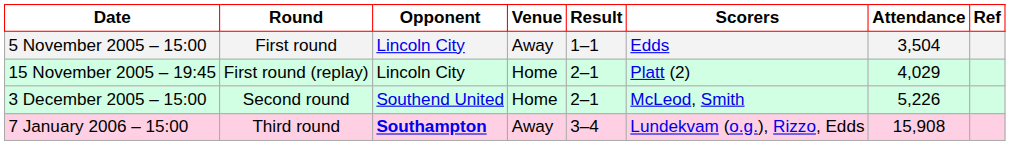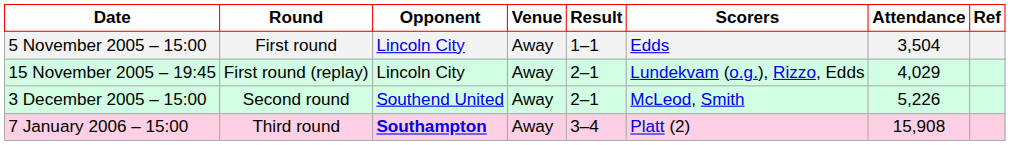(535, 72) Home -> (533, 72) Away
(660, 72) Platt (2) -> (747, 72) Lundekvam (o.g.), Rizzo, Edds
(535, 99) Home -> (533, 99) Away
(747, 126) Lundekvam (o.g.), Rizzo, Edds -> (660, 126) Platt (2)
